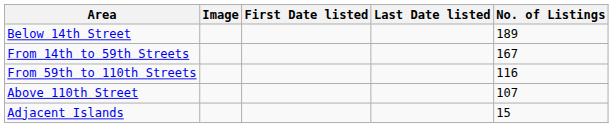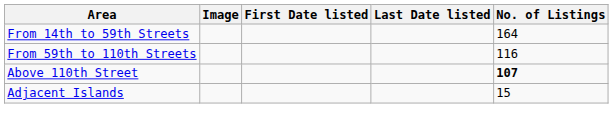- row: (69, 34)
(507, 54) 167 -> (507, 34) 164
(507, 93) normal -> (507, 73) bold
